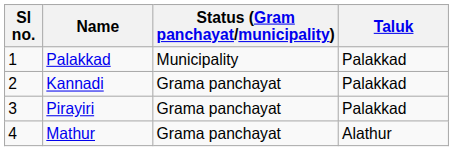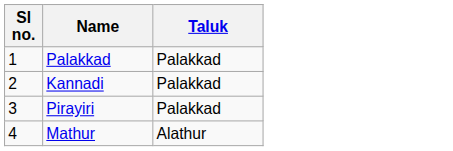- column: (246, 26)
